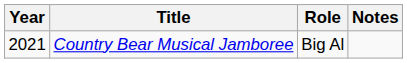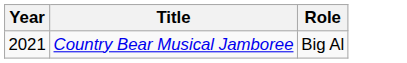- column: (375, 17)
